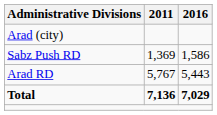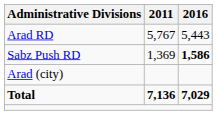rows swapped: (30, 74) <-> (35, 34)
(195, 54) normal -> (195, 54) bold
